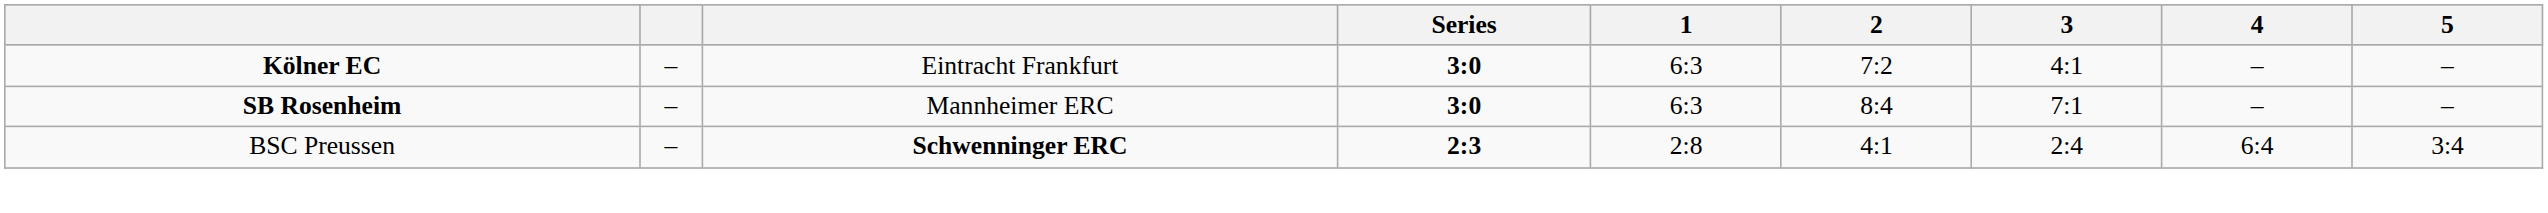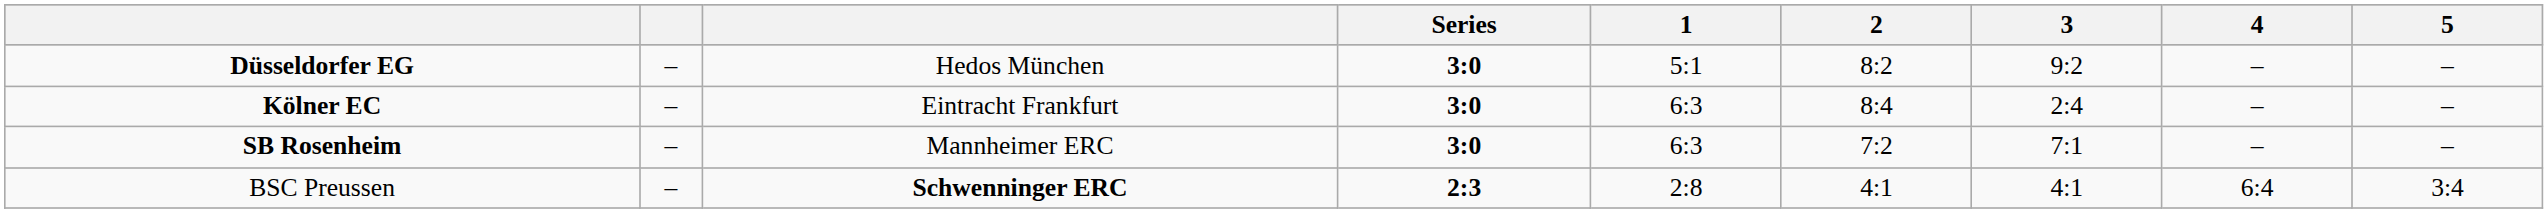+ row: (322, 65)
(1876, 65) 7:2 -> (1876, 106) 8:4
(2067, 65) 4:1 -> (2067, 106) 2:4
(1876, 106) 8:4 -> (1876, 146) 7:2
(2067, 146) 2:4 -> (2067, 187) 4:1
